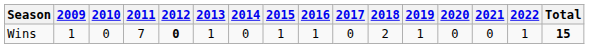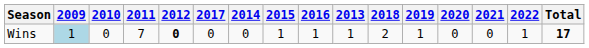columns swapped: (211, 14) <-> (350, 14)
(71, 34) no background -> (71, 34) lightblue background
(563, 34) 15 -> (563, 34) 17
